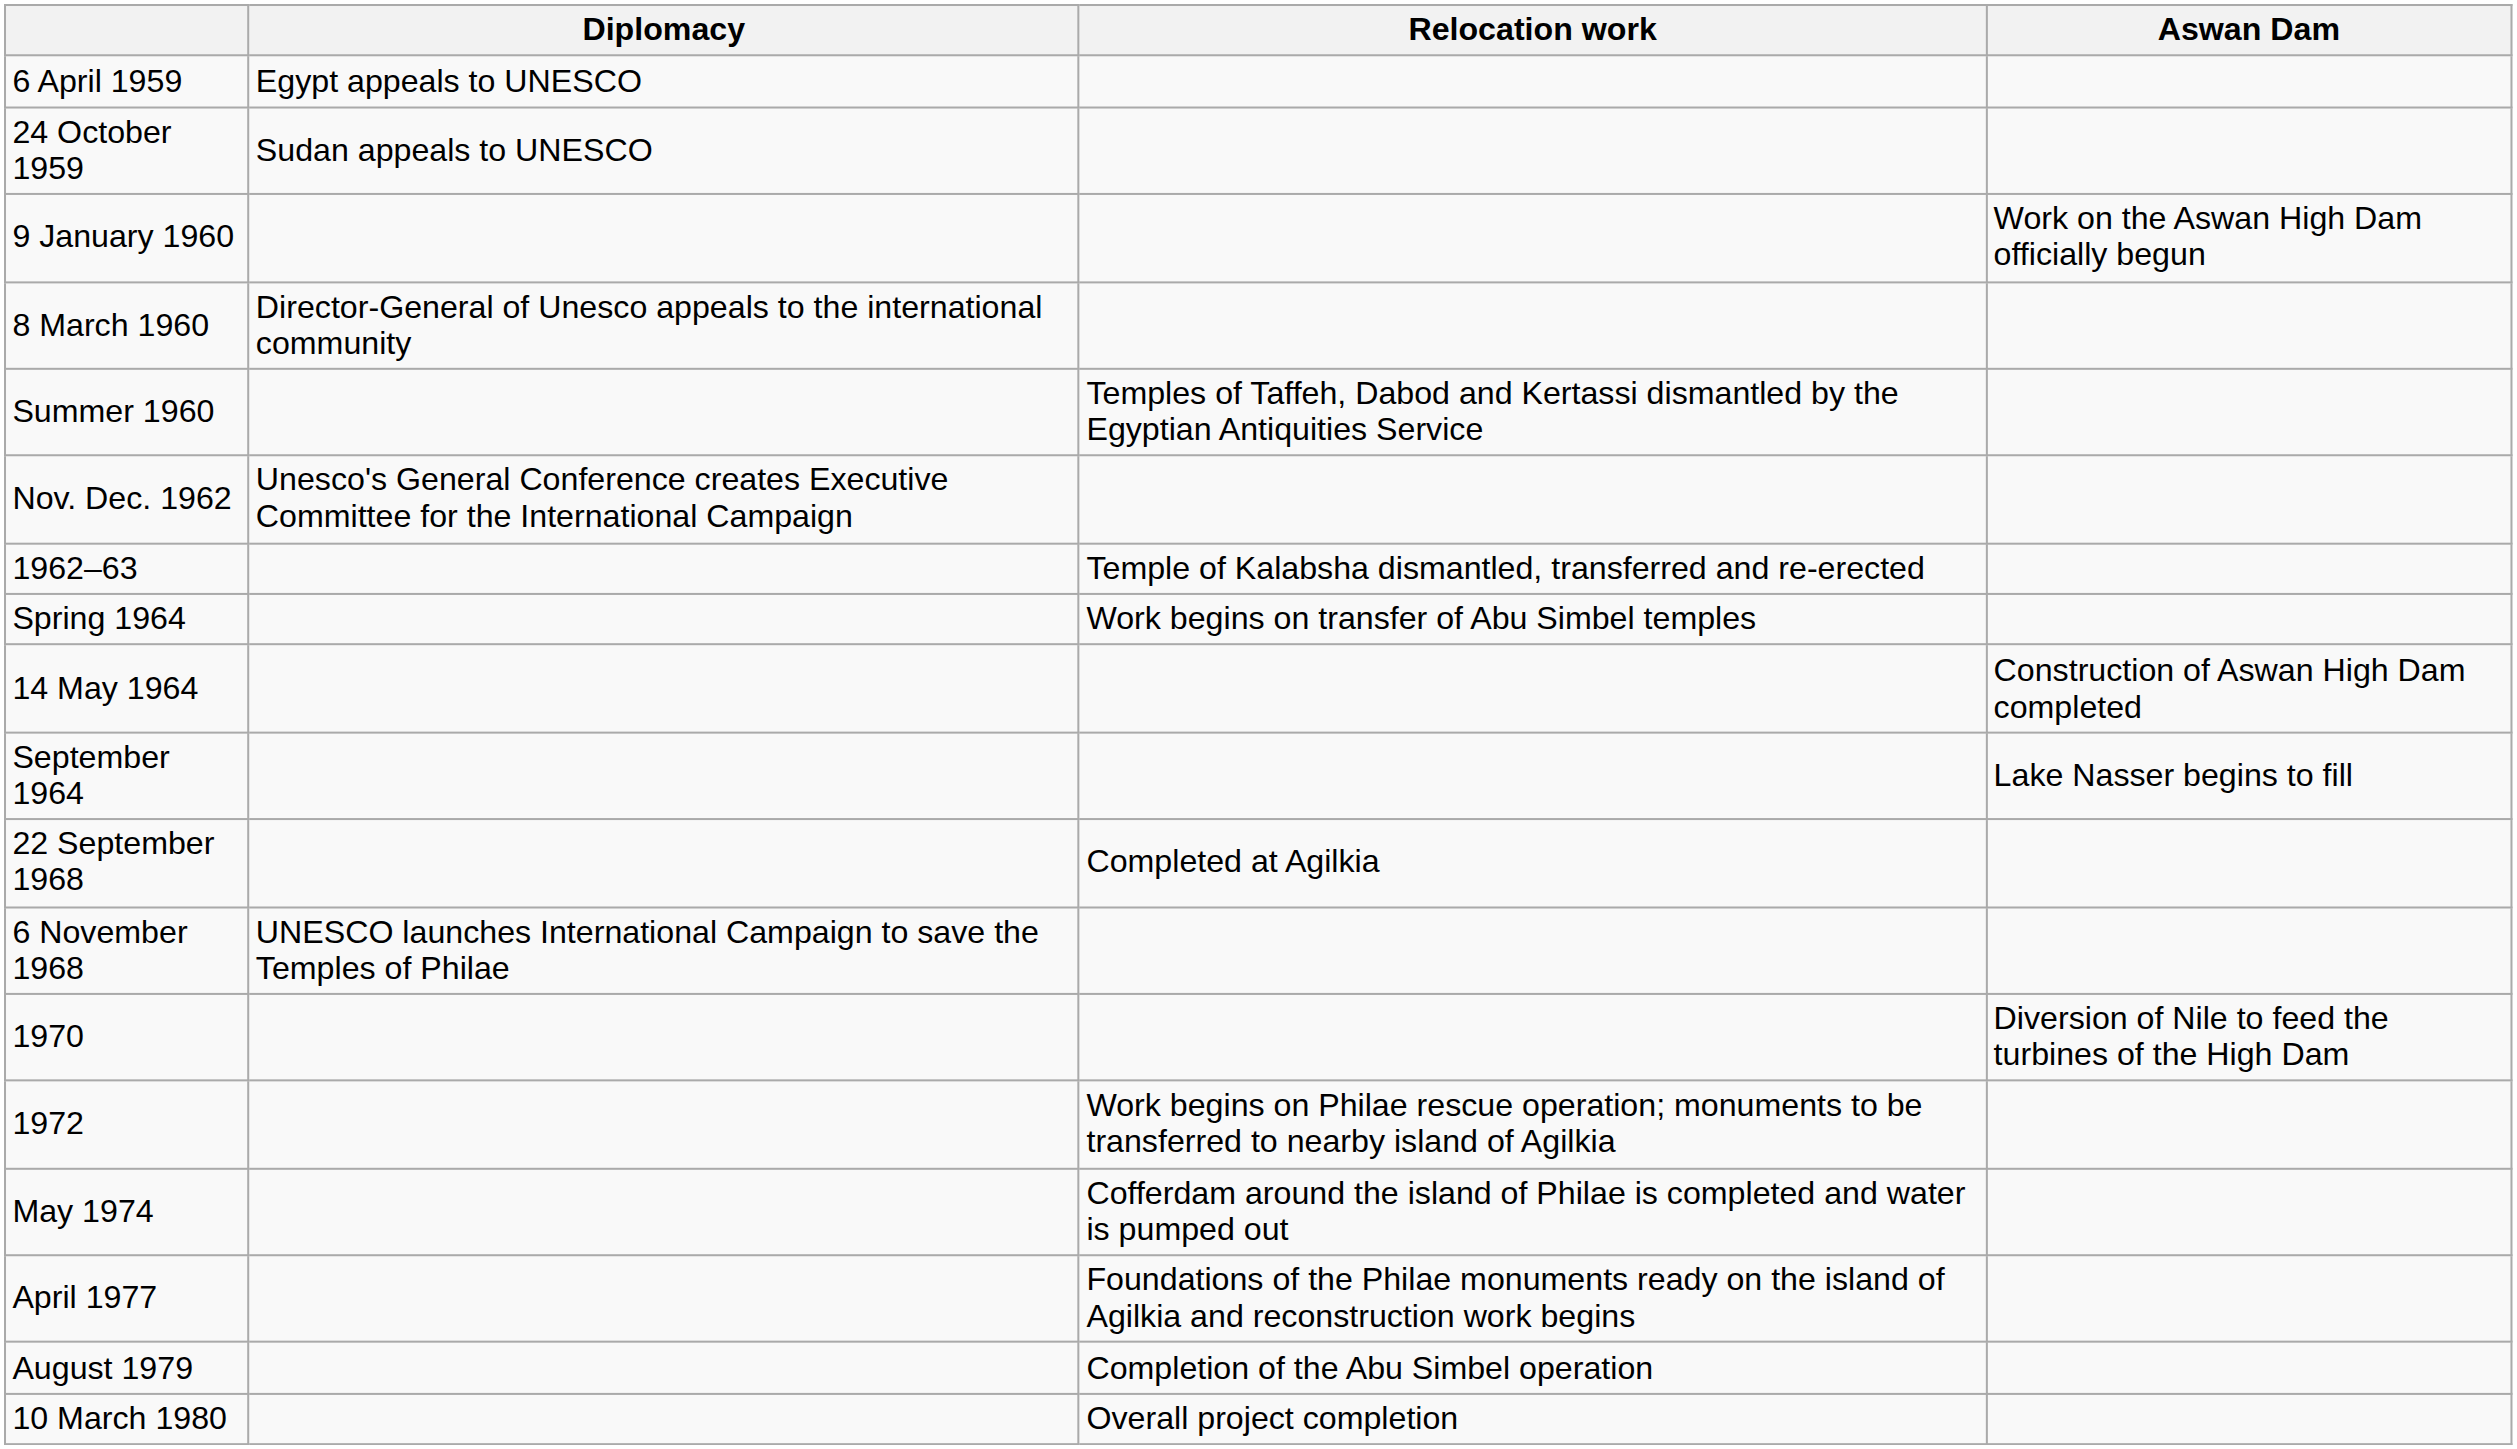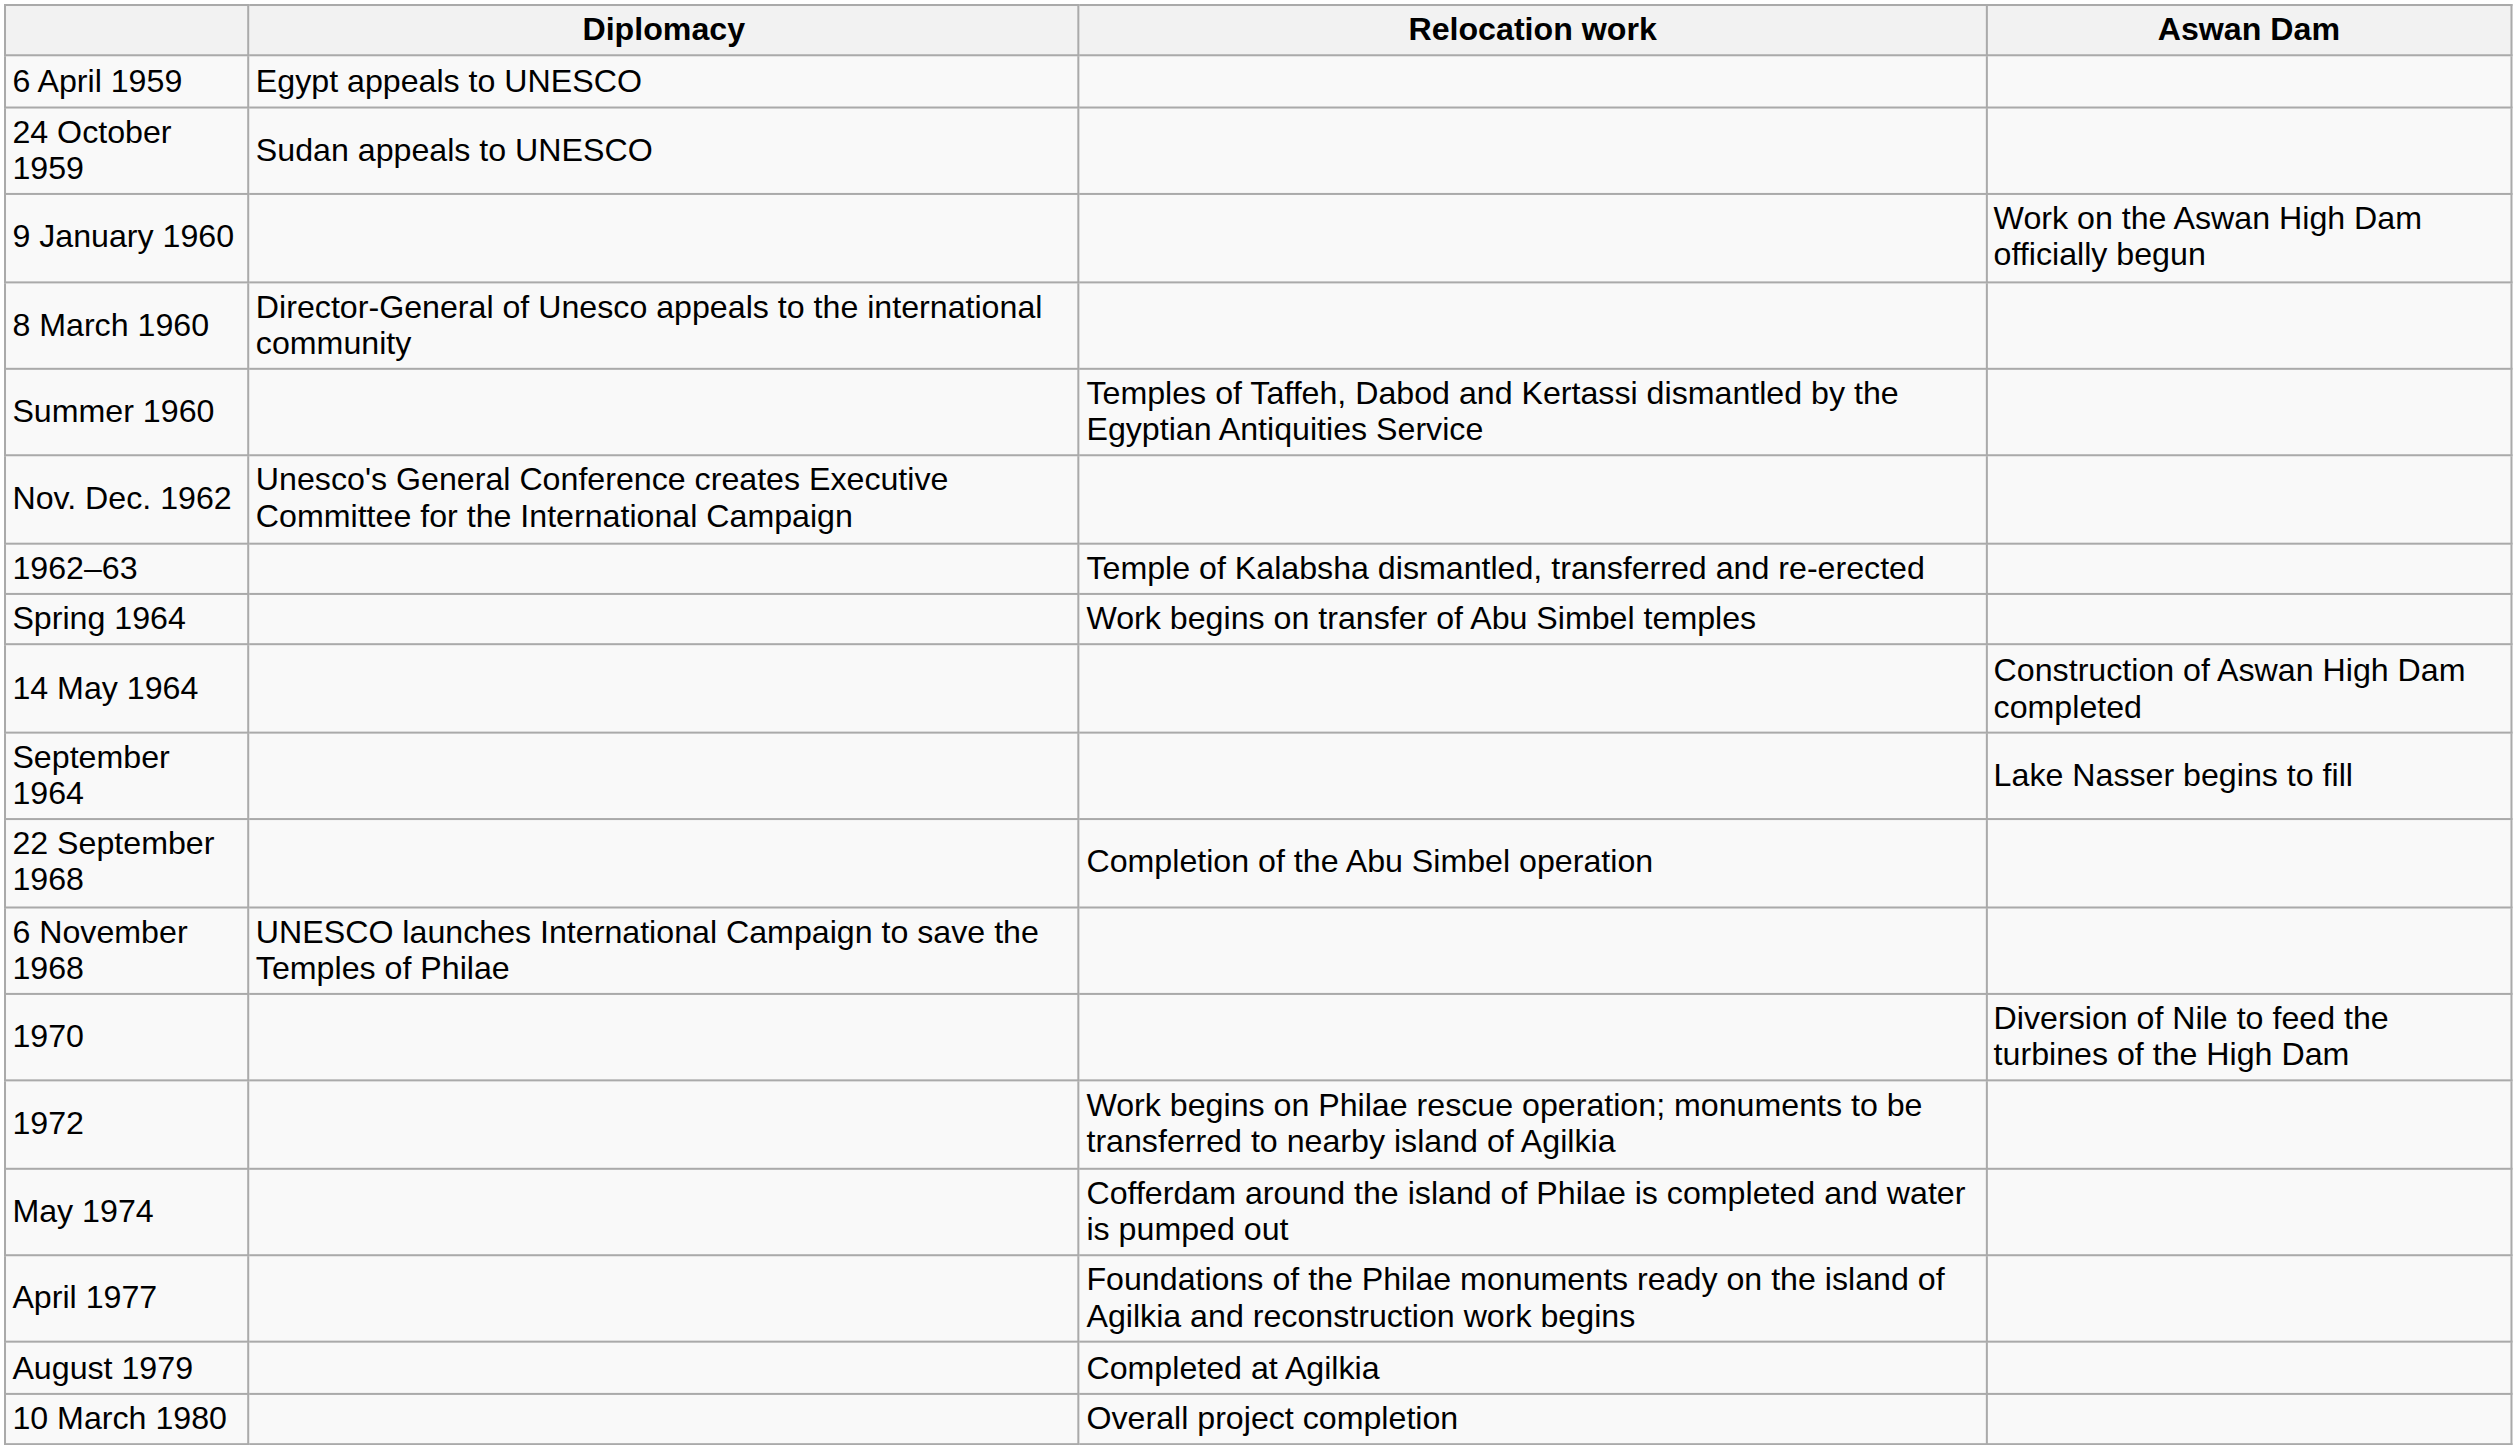(1233, 862) Completed at Agilkia -> (1370, 862) Completion of the Abu Simbel operation
(1370, 1367) Completion of the Abu Simbel operation -> (1233, 1367) Completed at Agilkia
